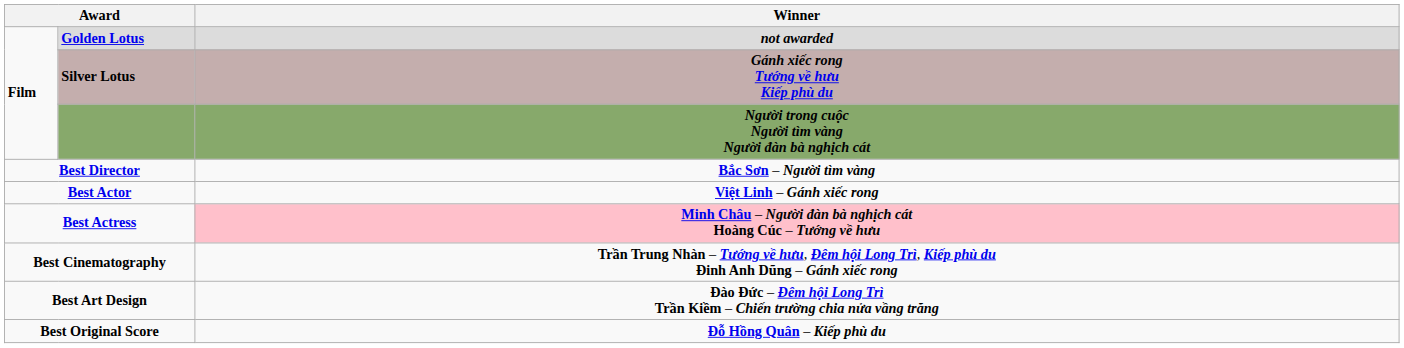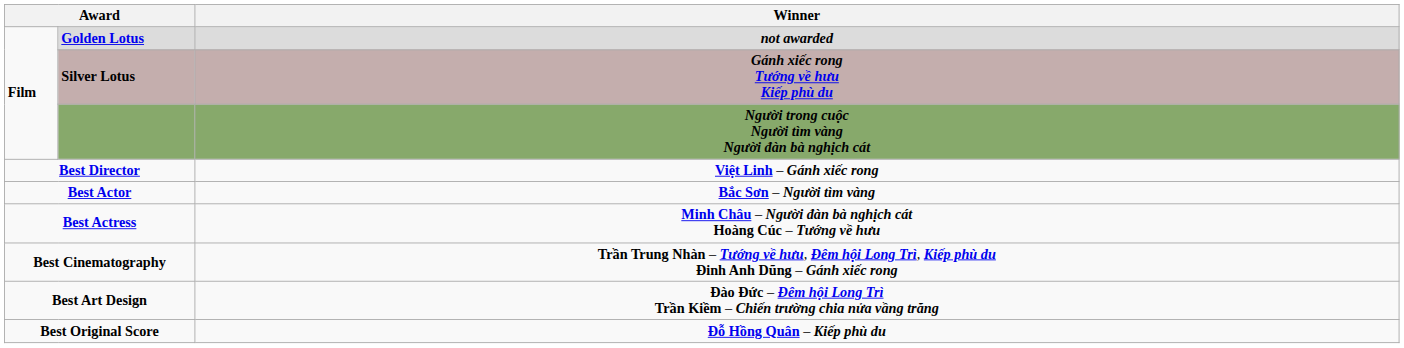(797, 170) Bắc Sơn – Người tìm vàng -> (797, 170) Việt Linh – Gánh xiếc rong
(797, 192) Việt Linh – Gánh xiếc rong -> (797, 192) Bắc Sơn – Người tìm vàng
(797, 223) pink background -> (797, 223) no background
